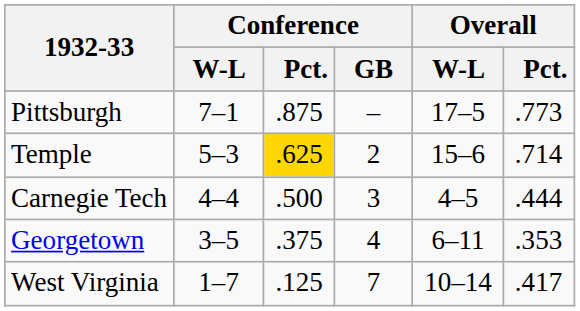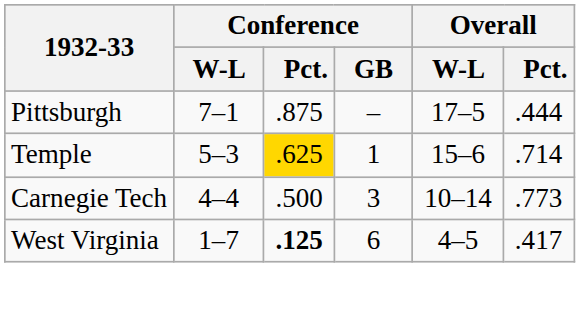(539, 111) .773 -> (539, 111) .444
(374, 154) 2 -> (374, 154) 1
(458, 197) 4–5 -> (458, 197) 10–14
(539, 197) .444 -> (539, 197) .773
- row: (78, 240)
(299, 283) normal -> (299, 240) bold
(374, 283) 7 -> (374, 240) 6
(458, 283) 10–14 -> (458, 240) 4–5
